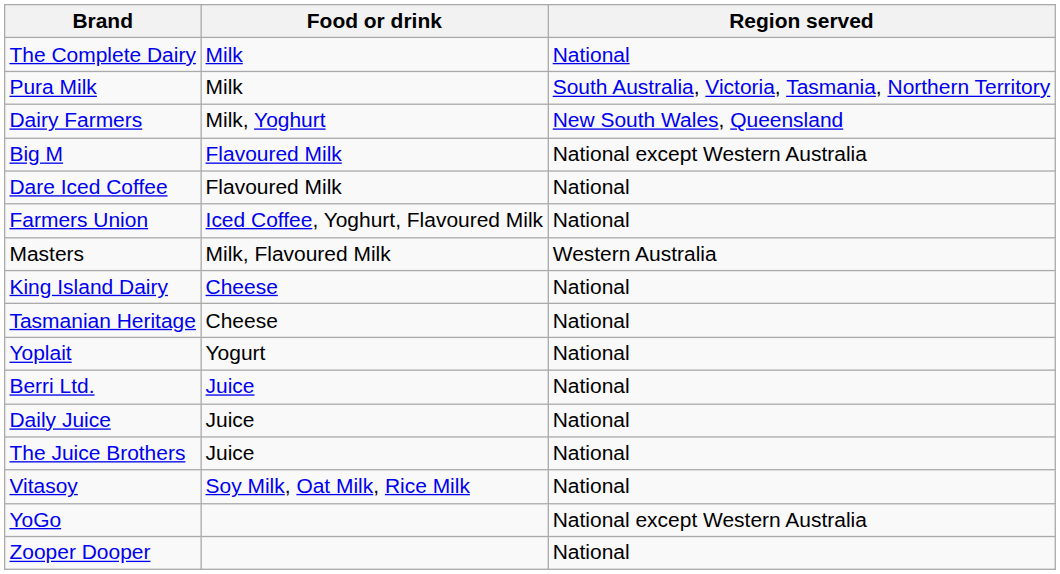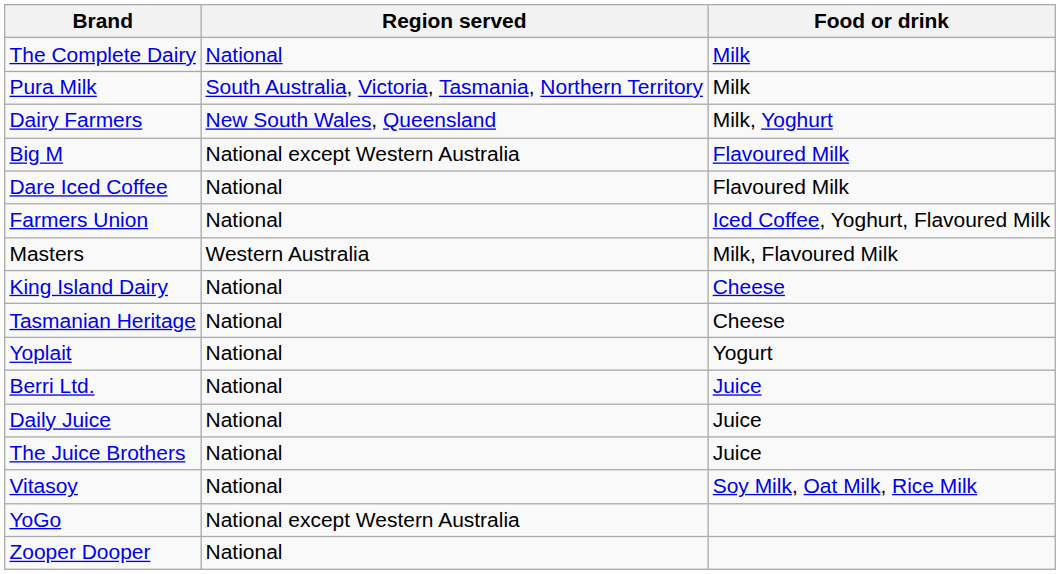columns swapped: (801, 21) <-> (374, 21)
